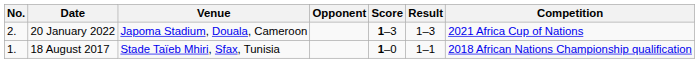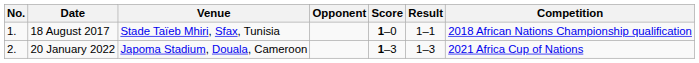rows swapped: (70, 49) <-> (73, 31)
